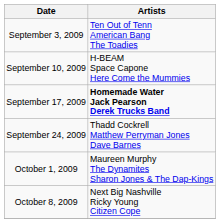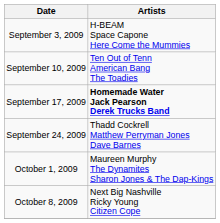(121, 35) Ten Out of Tenn American Bang The Toadies -> (140, 35) H-BEAM Space Capone Here Come the Mummies
(140, 69) H-BEAM Space Capone Here Come the Mummies -> (121, 69) Ten Out of Tenn American Bang The Toadies
